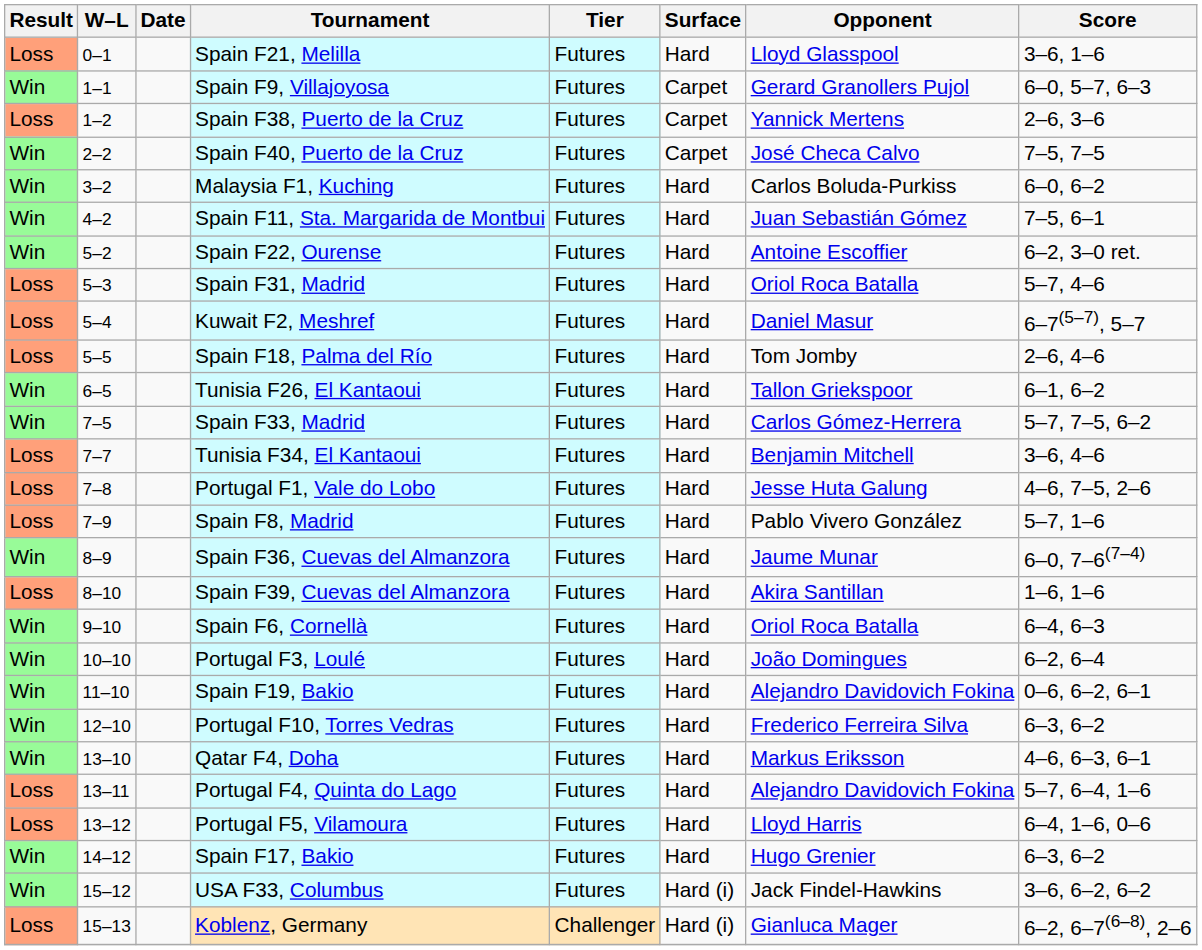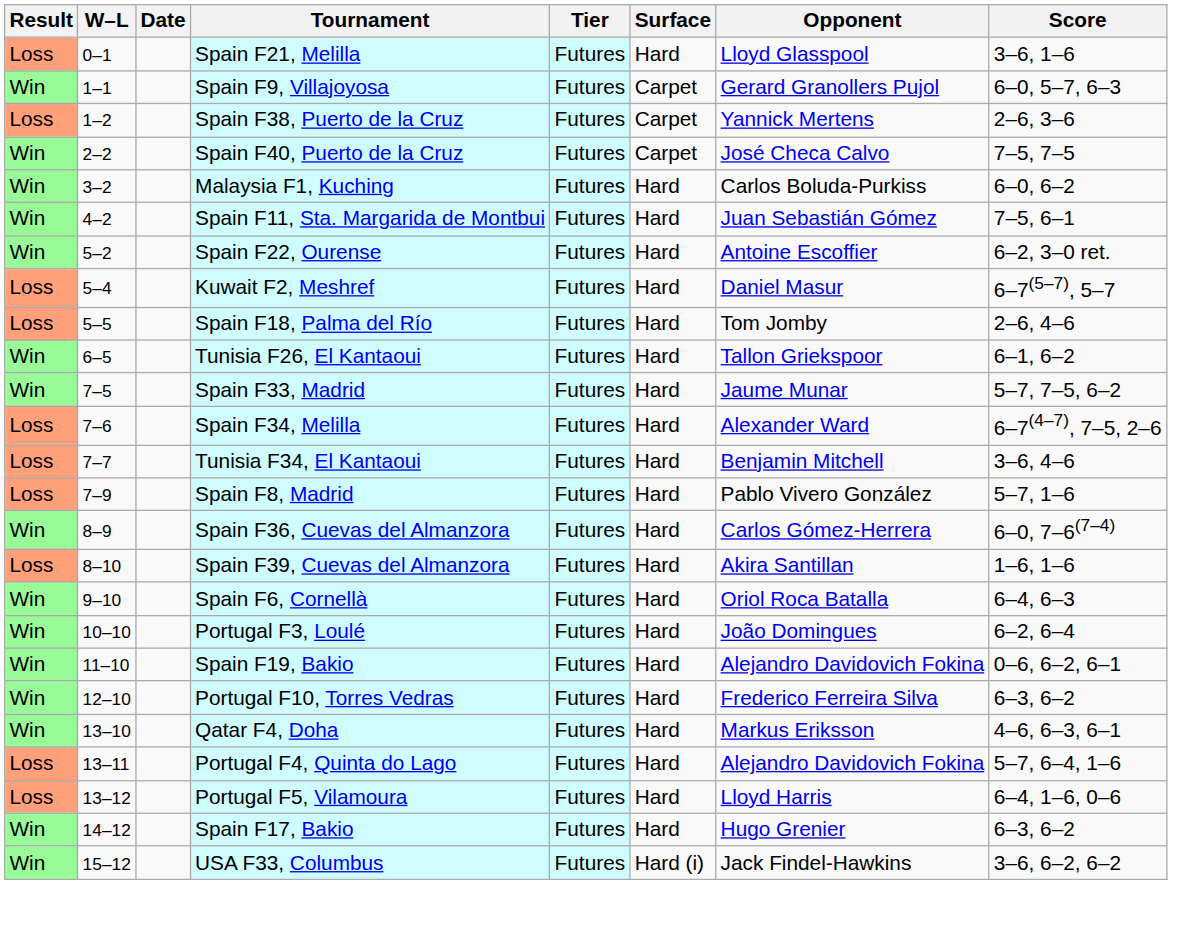- row: (280, 284)
(856, 422) Carlos Gómez-Herrera -> (784, 389) Jaume Munar
+ row: (278, 425)
- row: (315, 488)
(814, 557) Jaume Munar -> (826, 529) Carlos Gómez-Herrera
- row: (281, 925)
